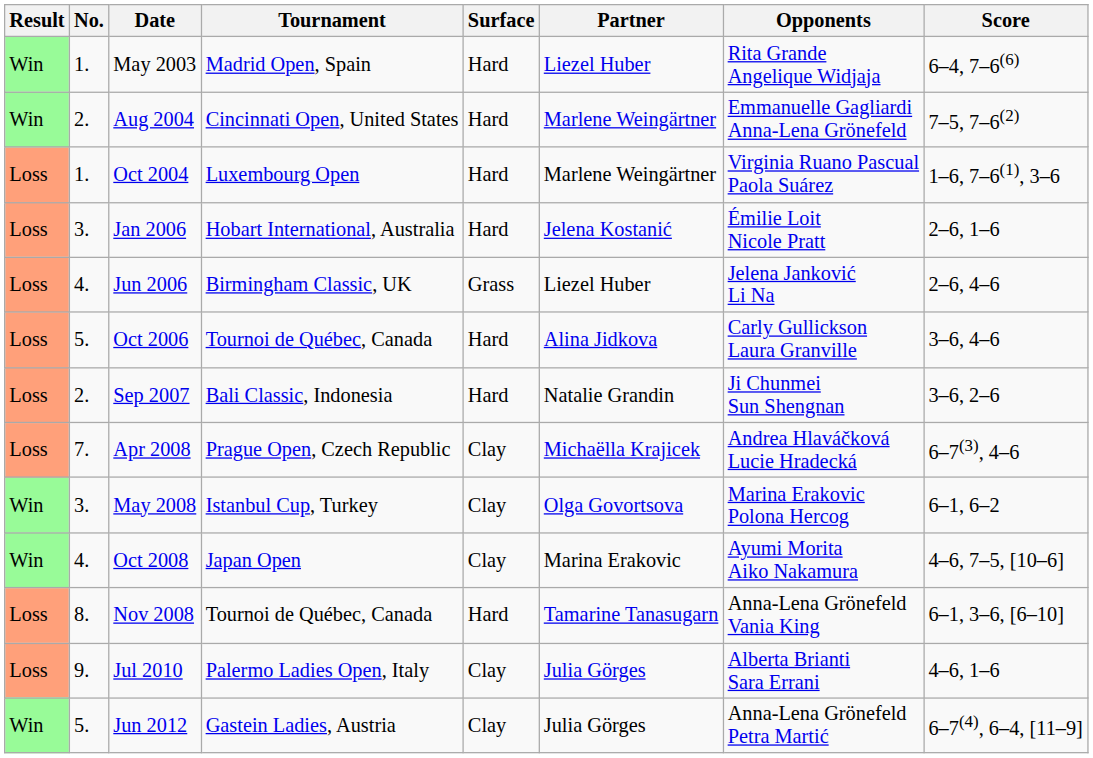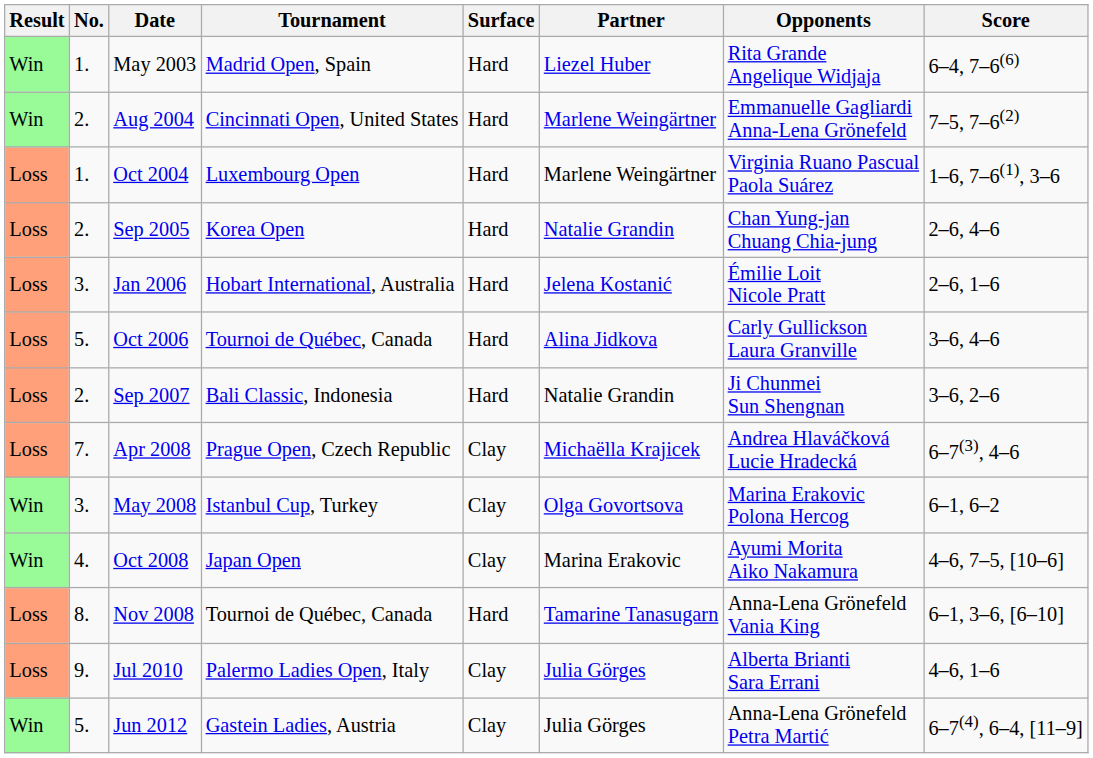+ row: (151, 229)
- row: (150, 284)
